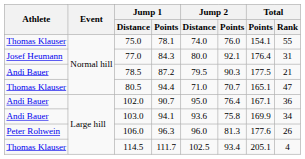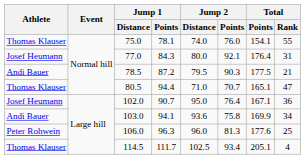(27, 102) Andi Bauer -> (35, 102) Josef Heumann
(288, 132) 26 -> (288, 132) 25
